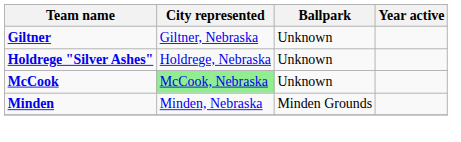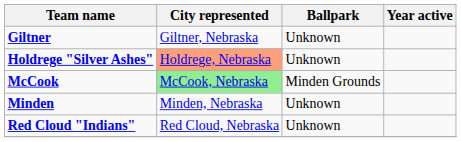(215, 59) no background -> (215, 59) lightsalmon background
(305, 81) Unknown -> (333, 81) Minden Grounds
(325, 103) Minden Grounds -> (313, 103) Unknown
+ row: (71, 125)
